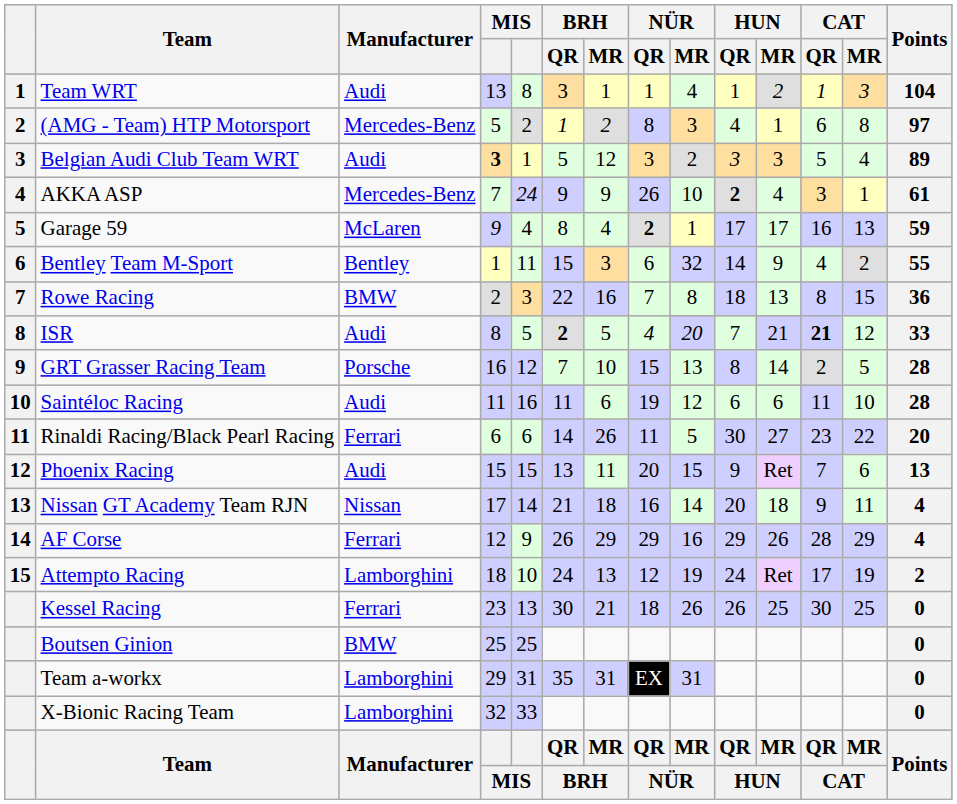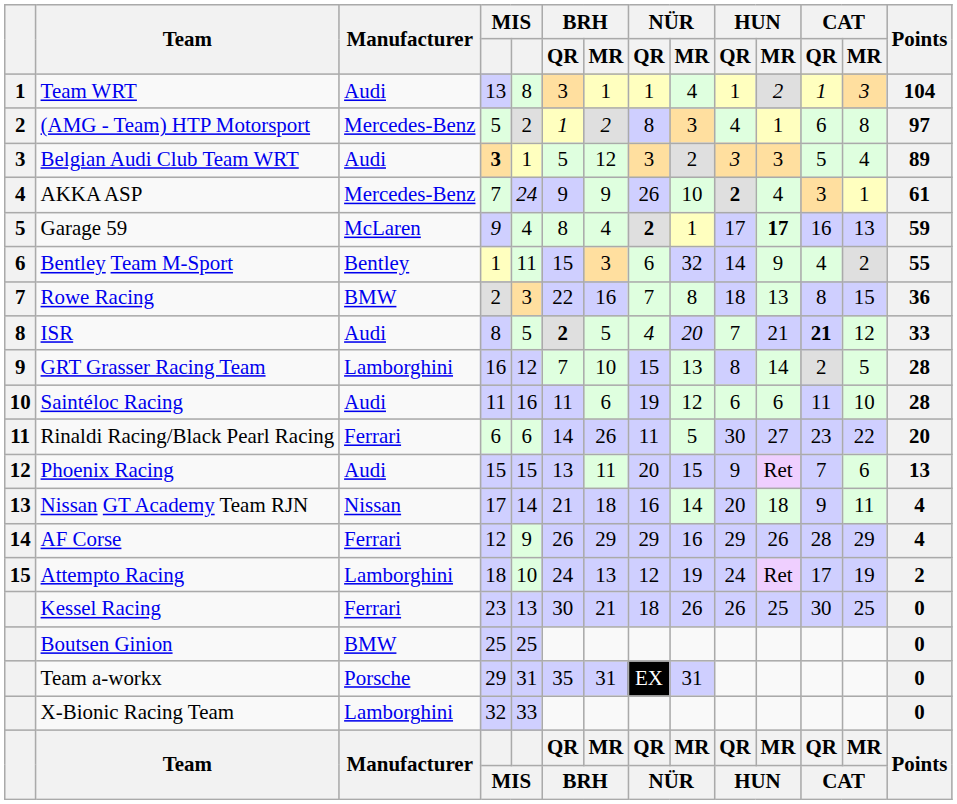(778, 228) normal -> (778, 228) bold
(377, 366) Porsche -> (399, 366) Lamborghini
(399, 677) Lamborghini -> (377, 677) Porsche
